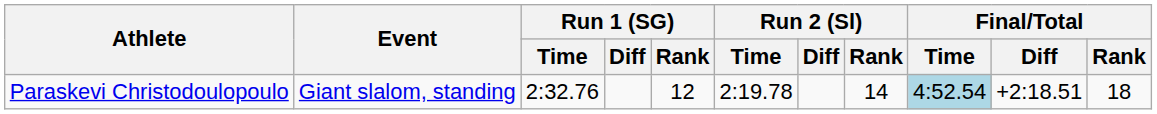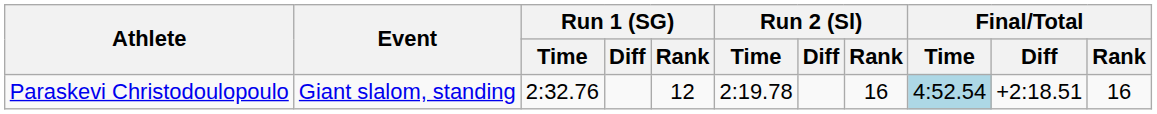(876, 91) 14 -> (876, 91) 16
(1119, 91) 18 -> (1119, 91) 16
